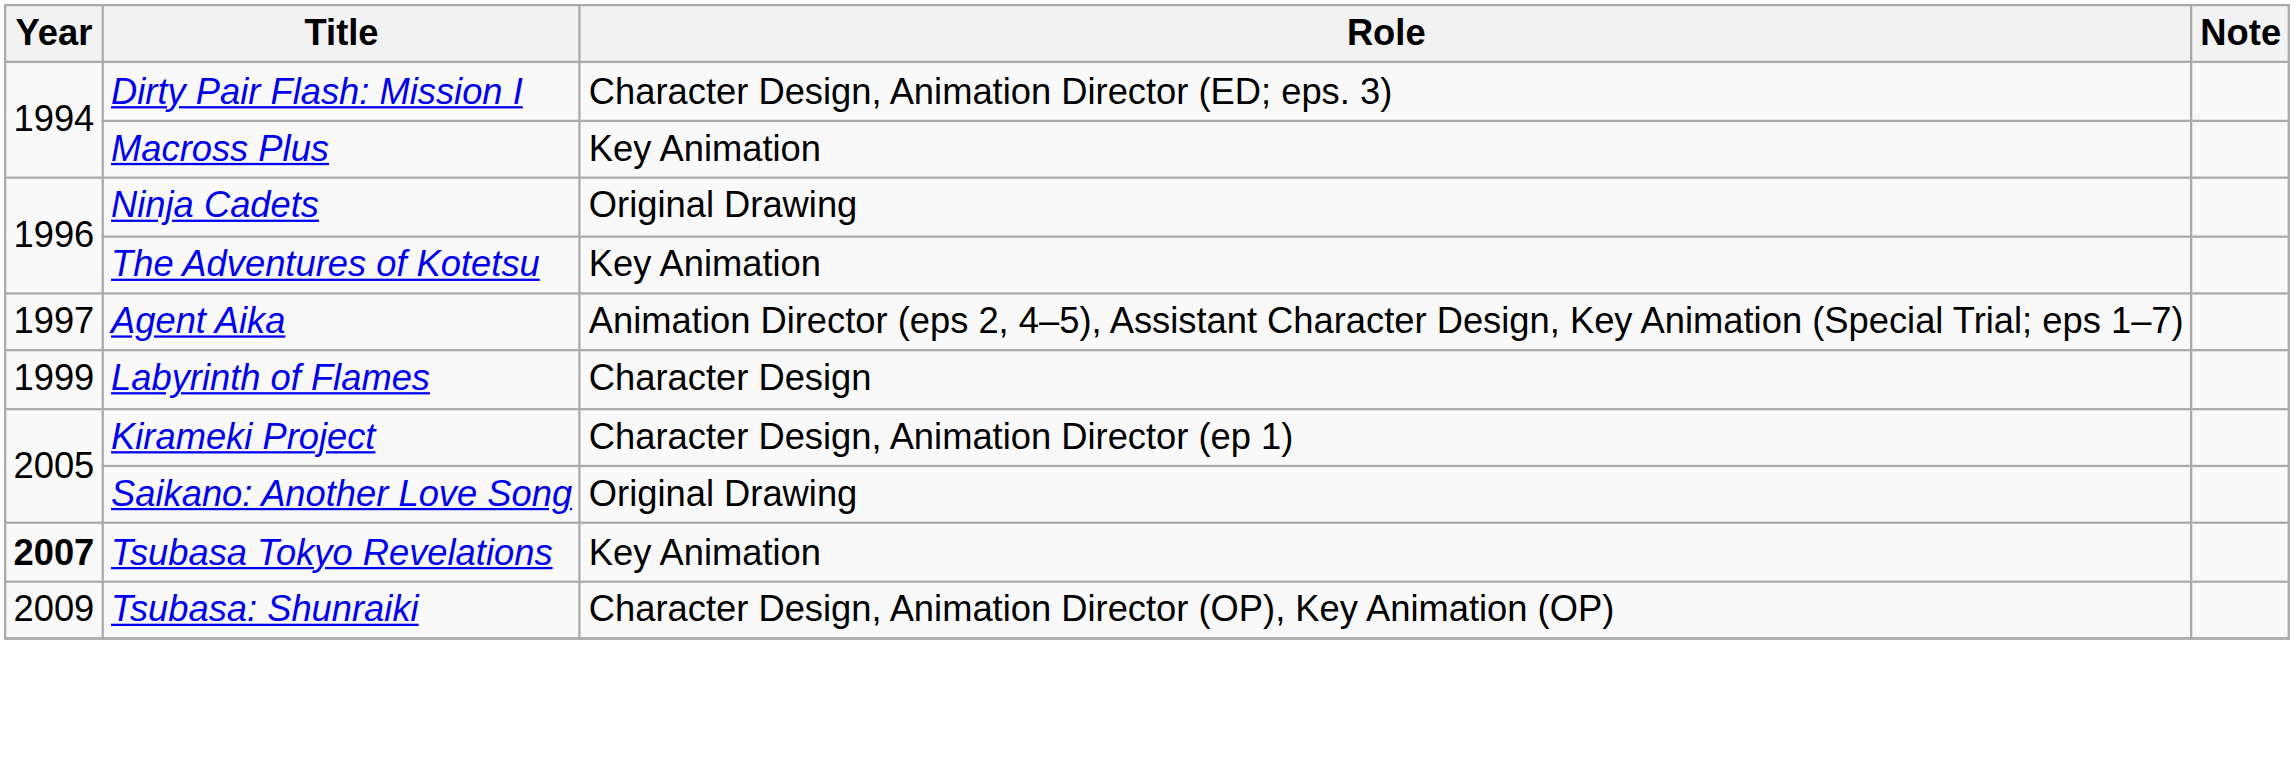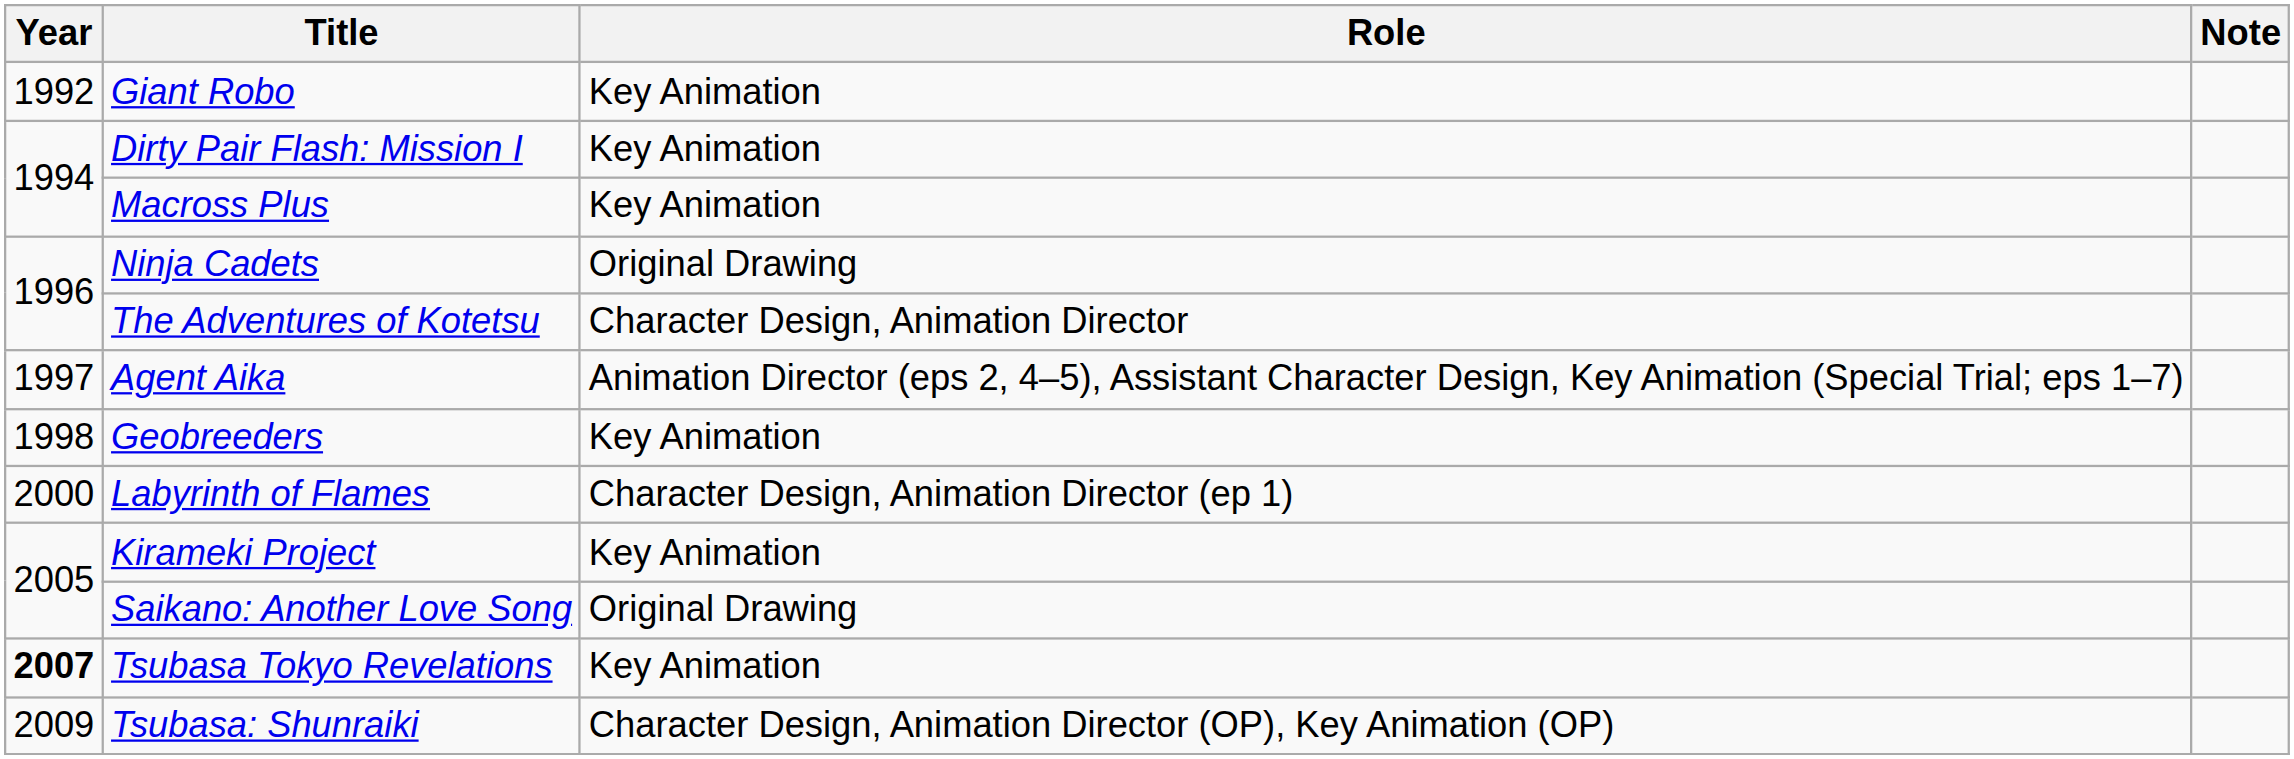+ row: (203, 90)
(991, 90) Character Design, Animation Director (ED; eps. 3) -> (705, 148) Key Animation
(705, 263) Key Animation -> (889, 321) Character Design, Animation Director
+ row: (217, 436)
(54, 378) 1999 -> (54, 494) 2000
(730, 378) Character Design -> (941, 494) Character Design, Animation Director (ep 1)
(941, 436) Character Design, Animation Director (ep 1) -> (705, 551) Key Animation
